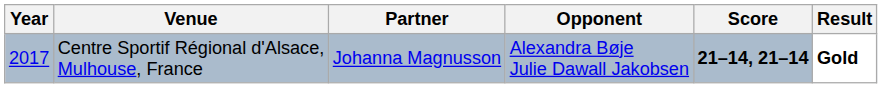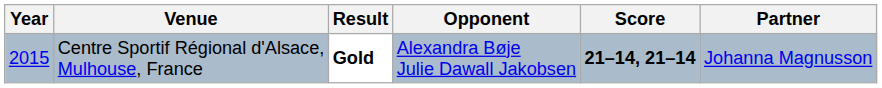columns swapped: (417, 19) <-> (845, 19)
(29, 58) 2017 -> (29, 58) 2015
